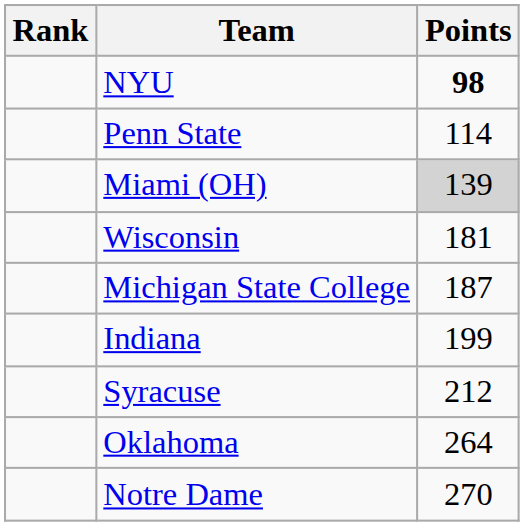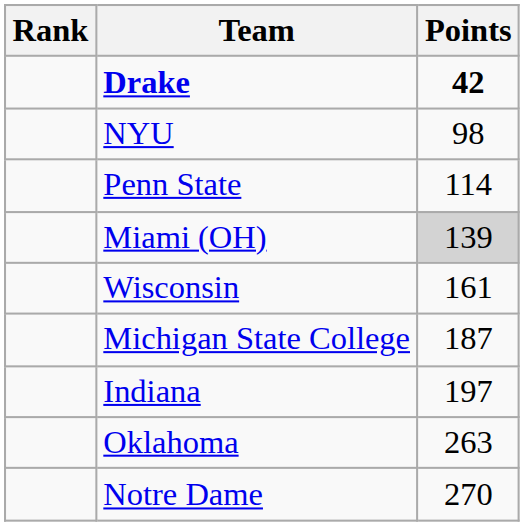+ row: (147, 81)
(468, 81) bold -> (468, 133) normal
(468, 236) 181 -> (468, 287) 161
(468, 339) 199 -> (468, 390) 197
- row: (162, 390)
(468, 442) 264 -> (468, 442) 263
